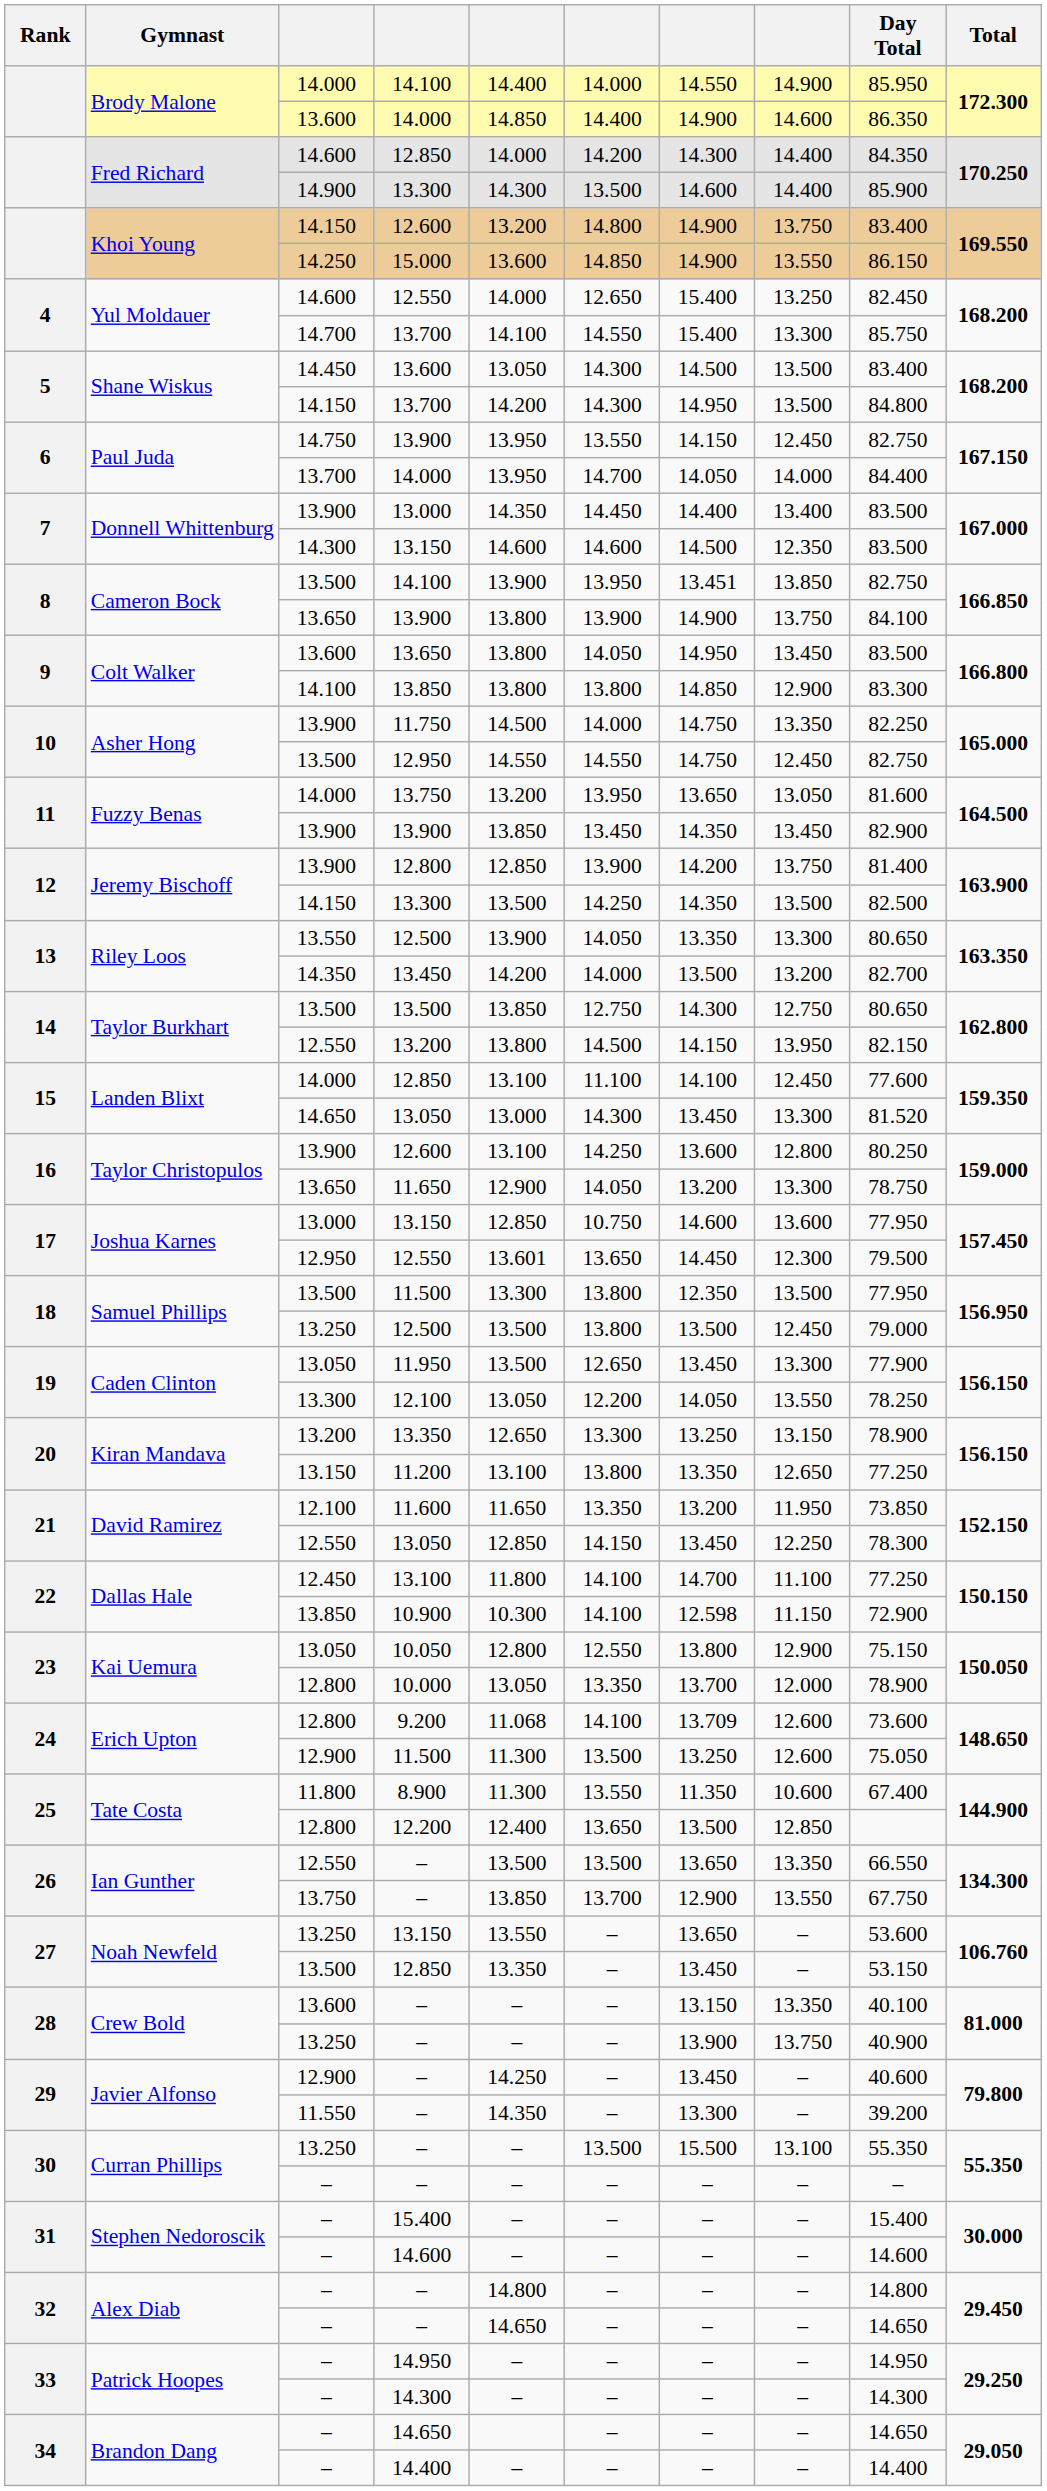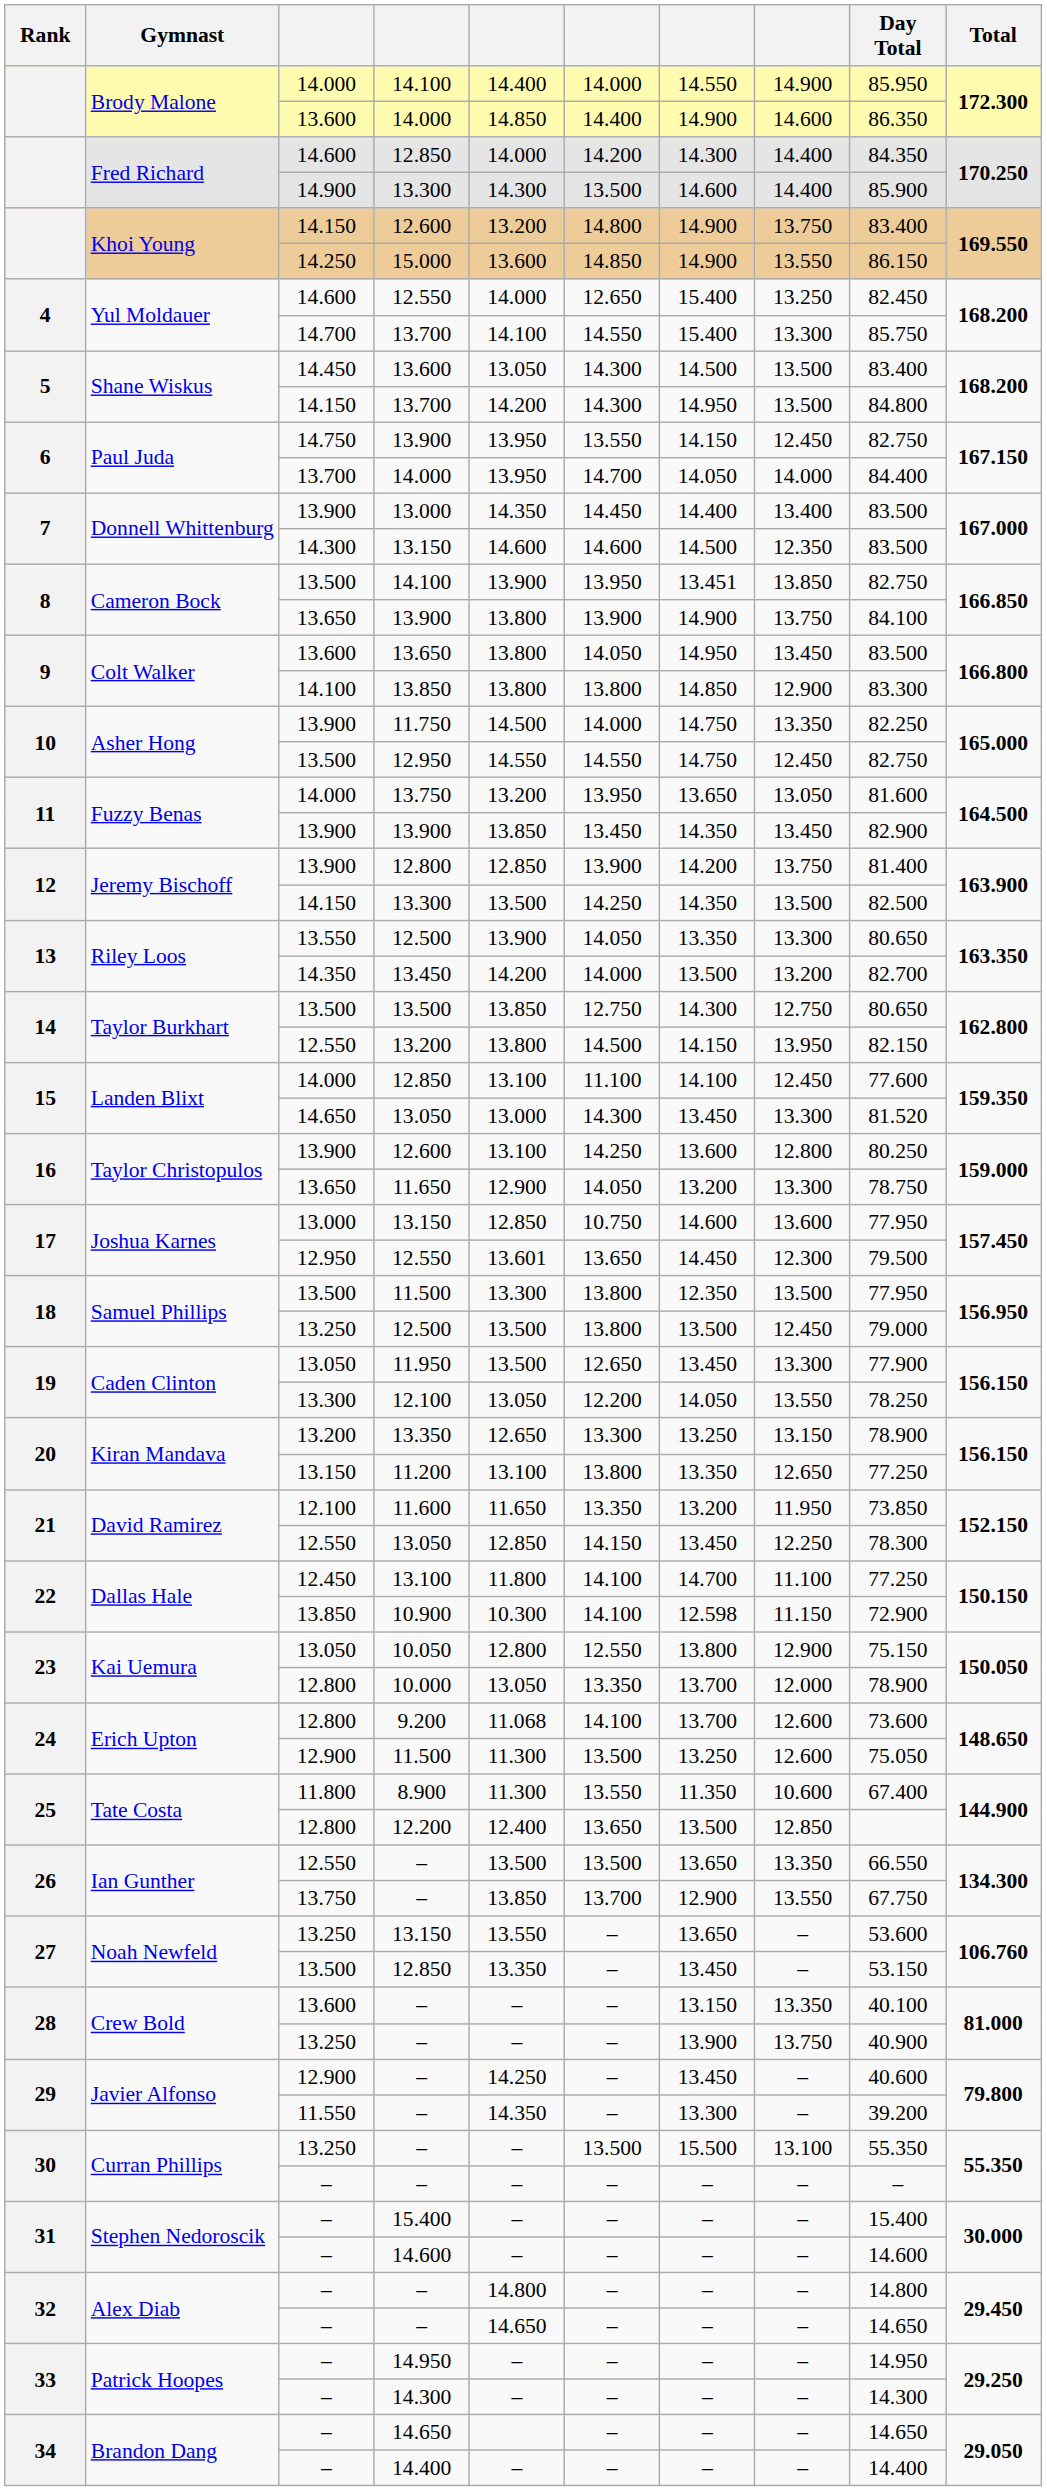(707, 1720) 13.709 -> (707, 1720) 13.700
